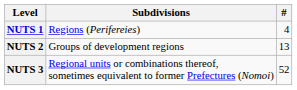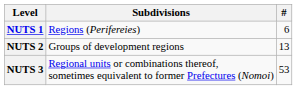(287, 30) 4 -> (287, 30) 6
(284, 70) 52 -> (284, 70) 53
